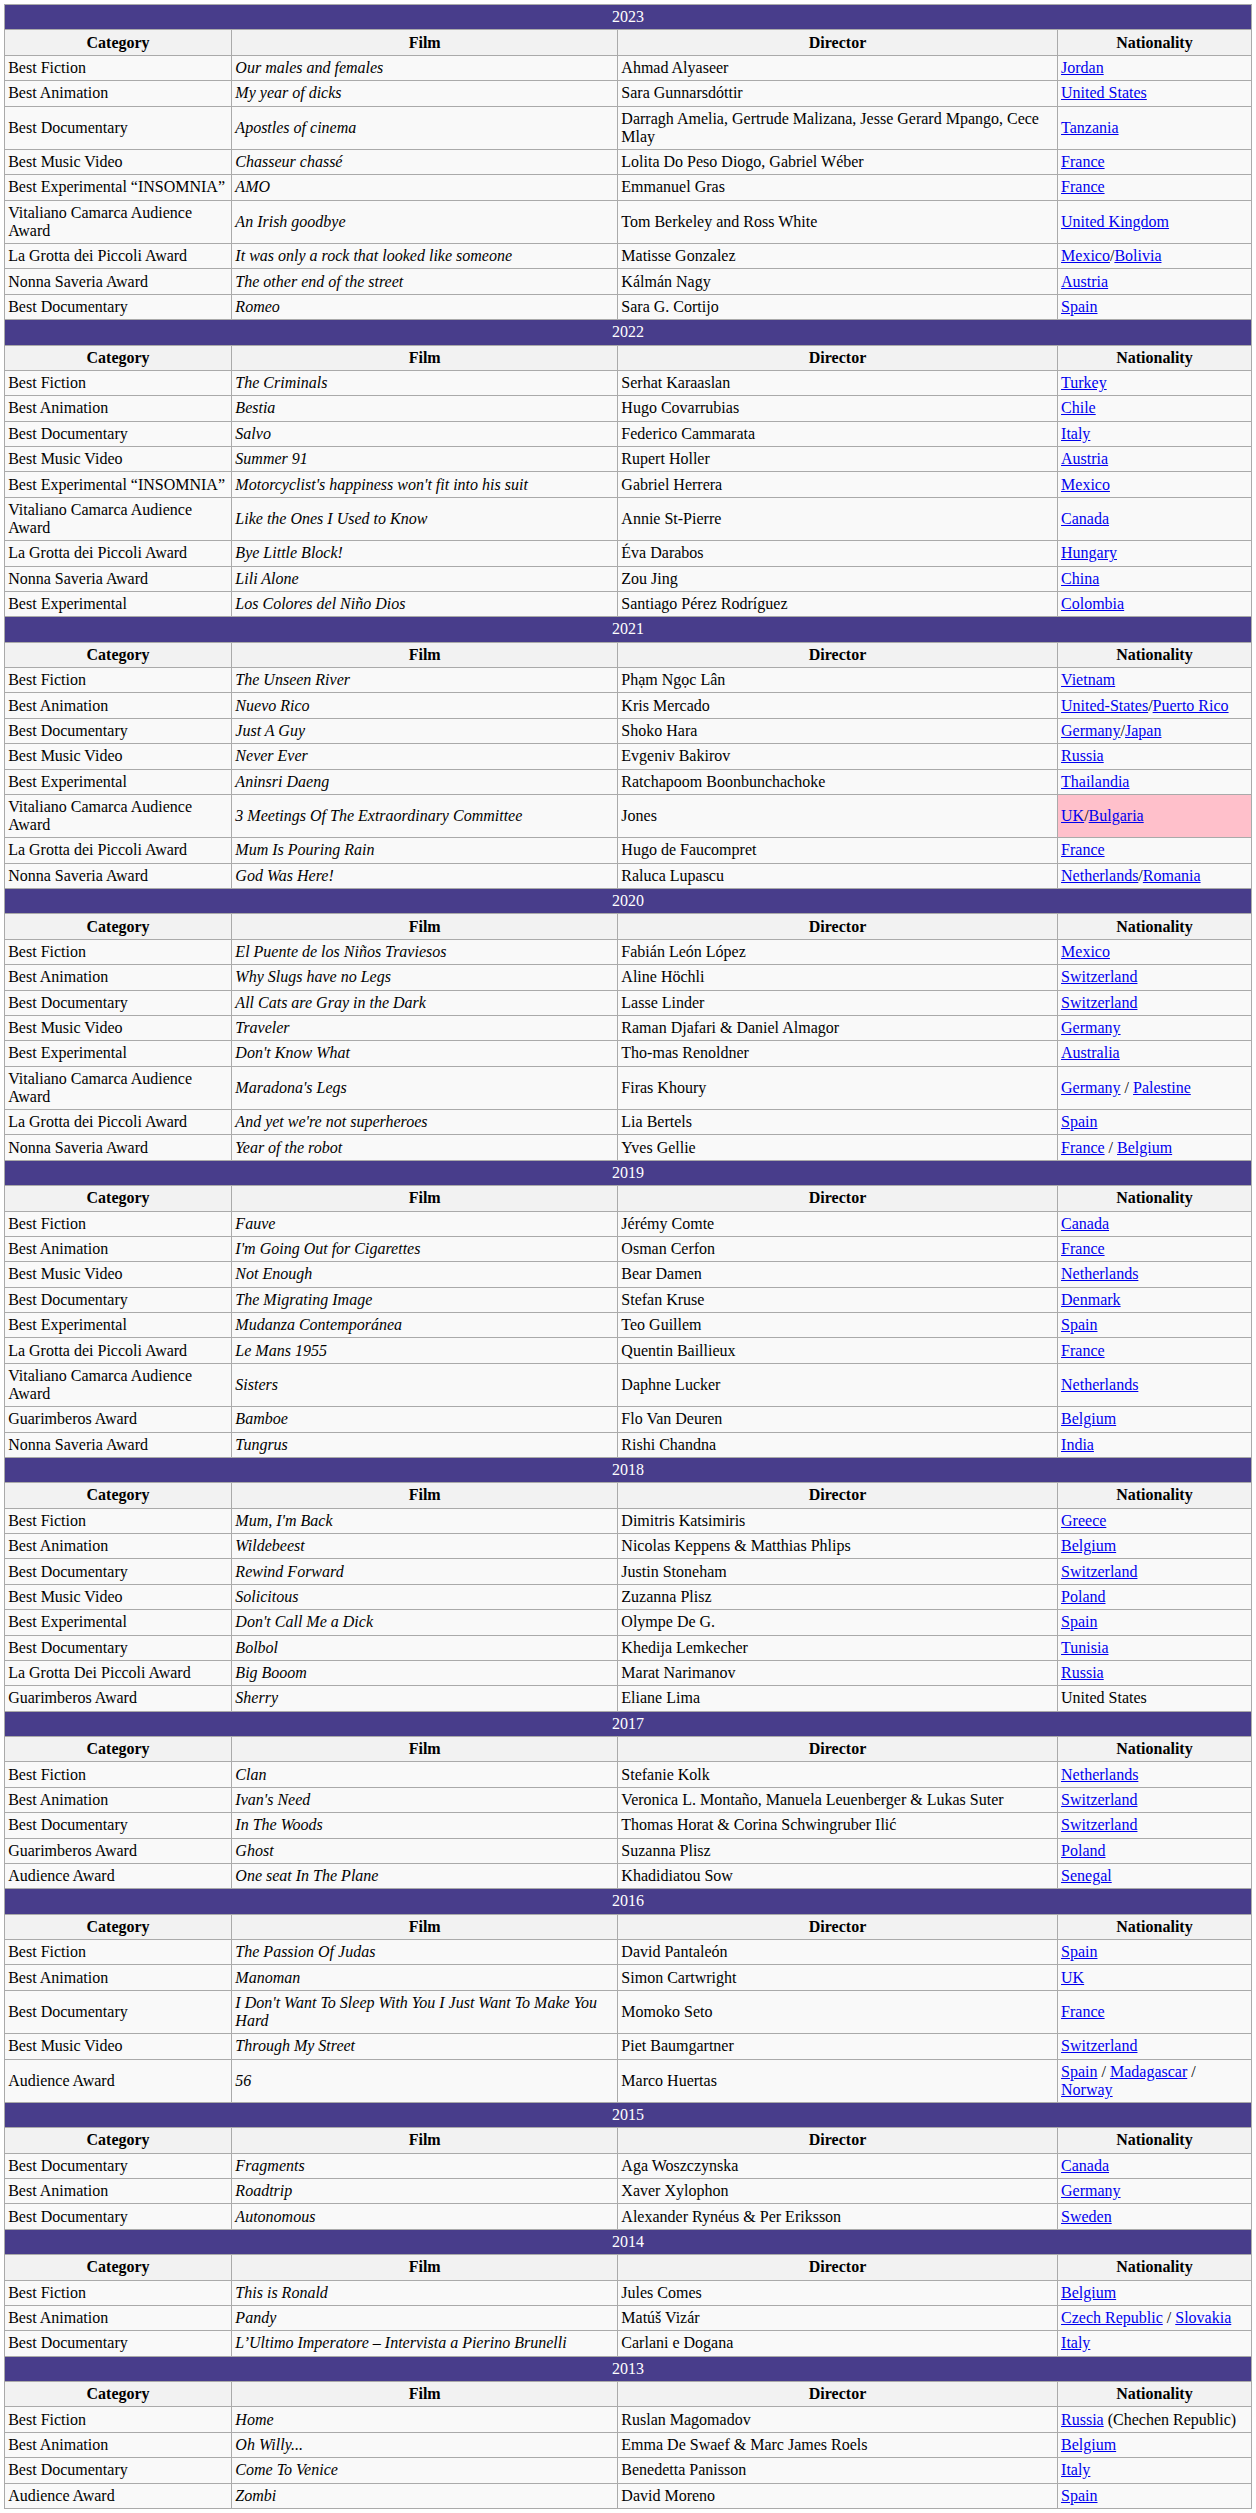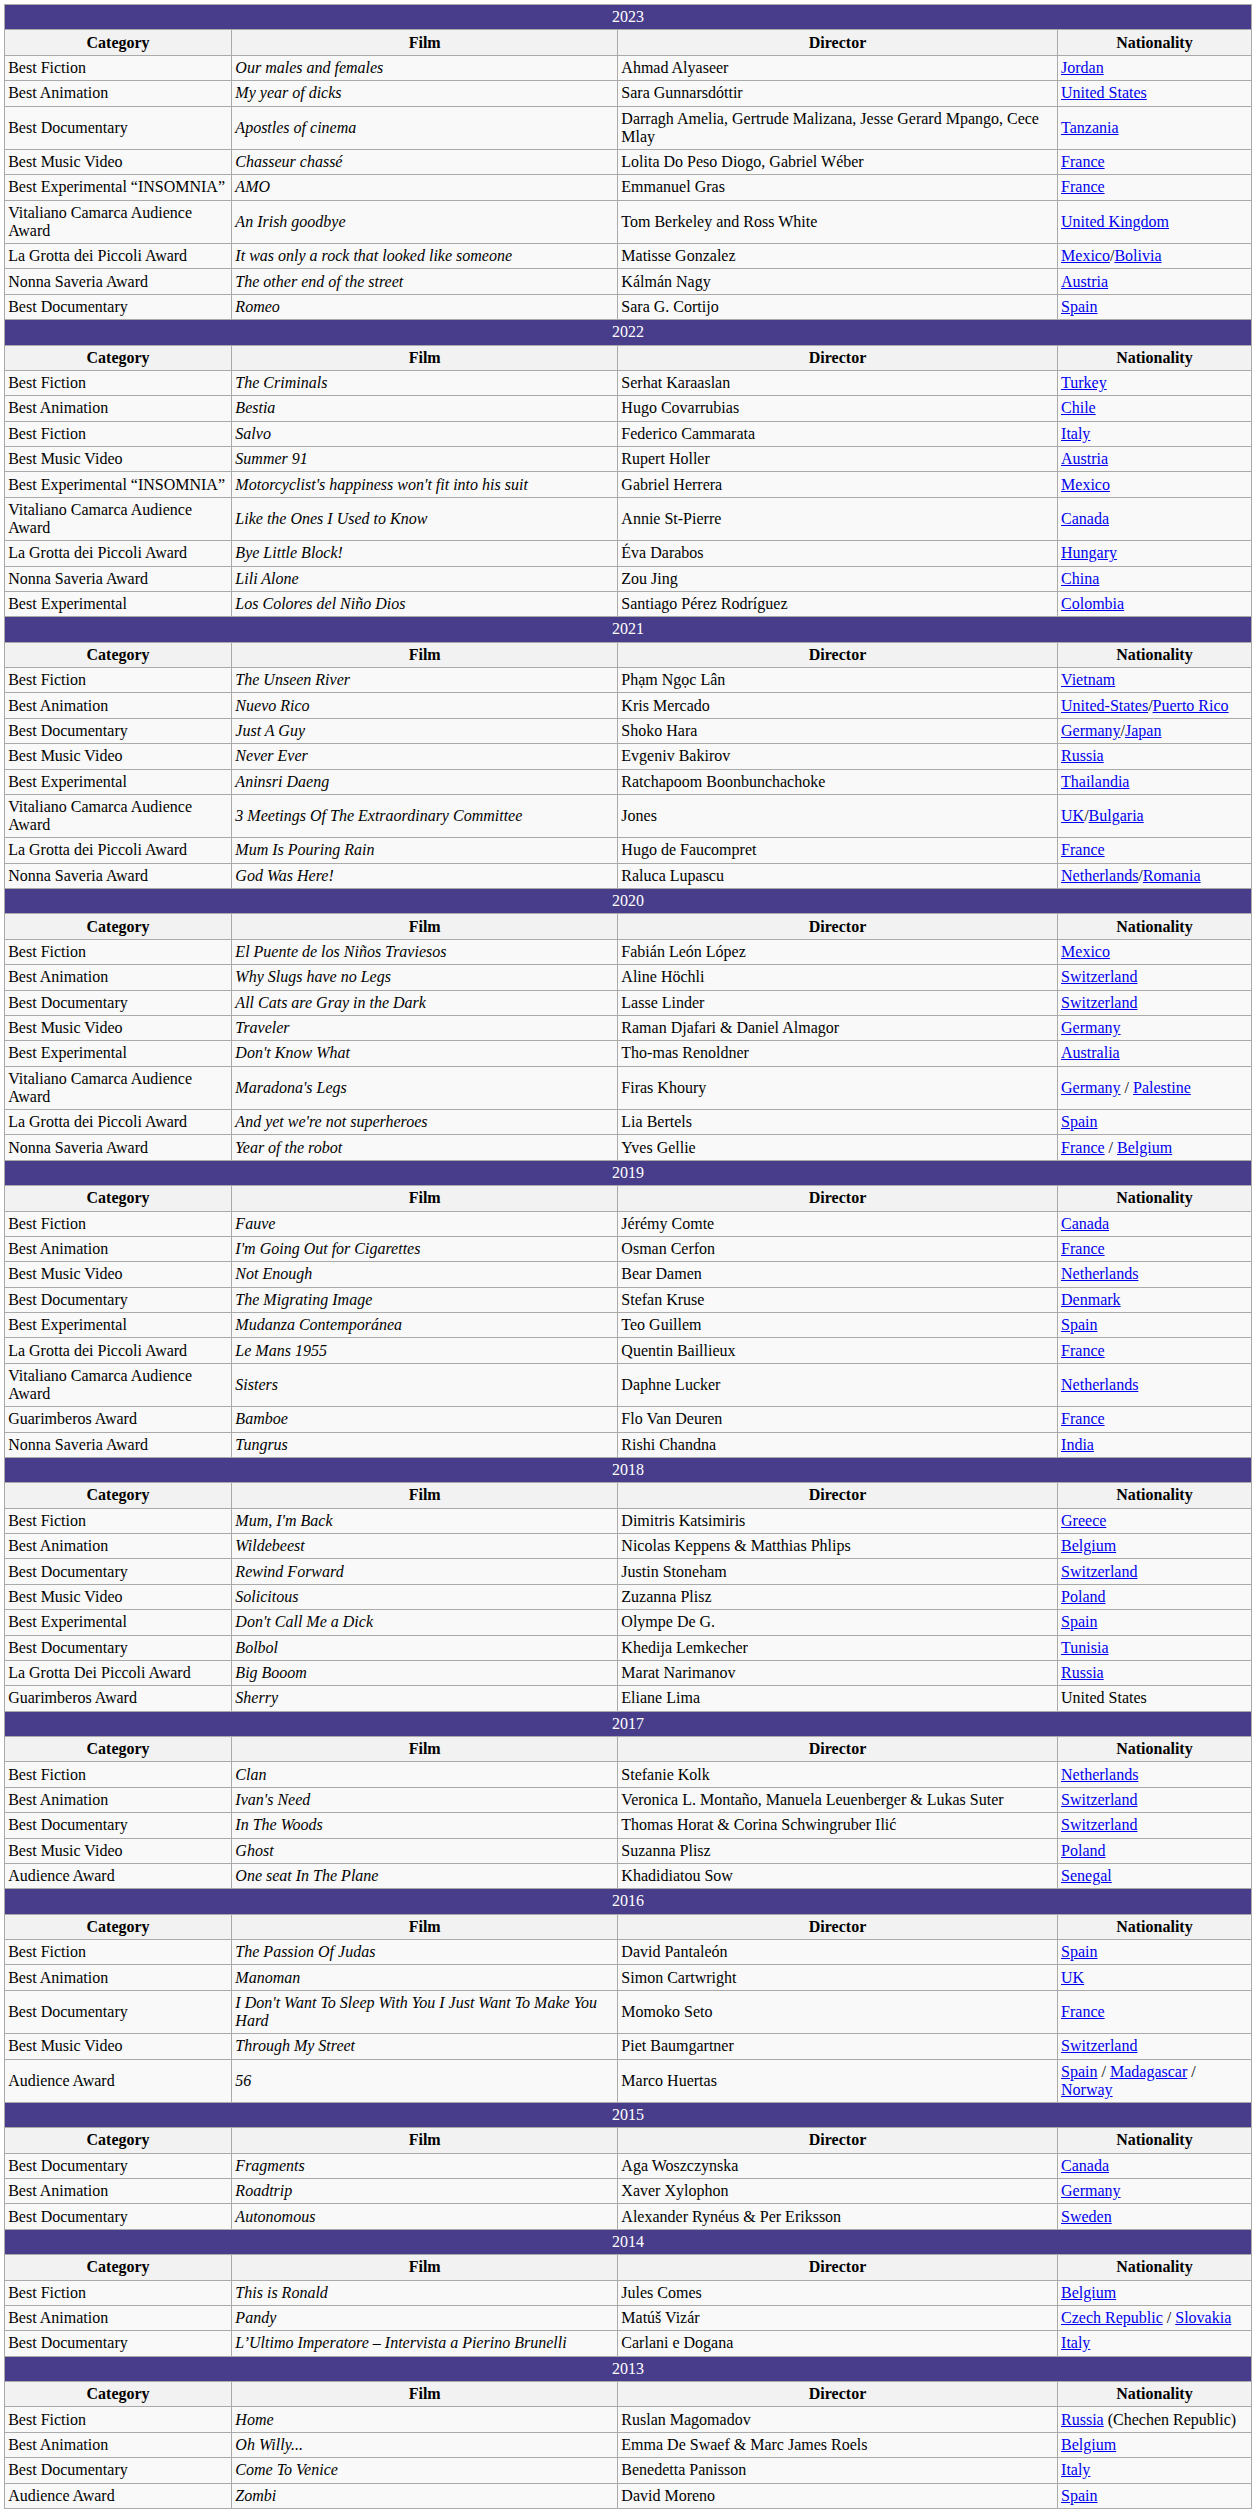(68, 433) Best Documentary -> (47, 433) Best Fiction
(1102, 816) pink background -> (1102, 816) no background
(1089, 1419) Belgium -> (1083, 1419) France
(73, 1850) Guarimberos Award -> (65, 1850) Best Music Video
